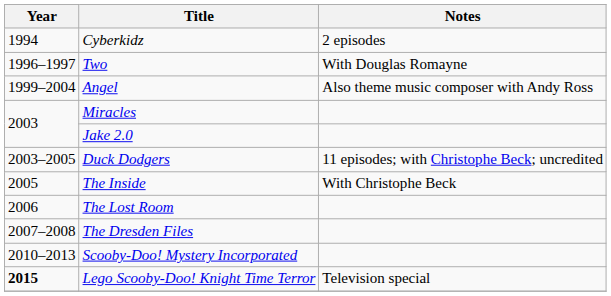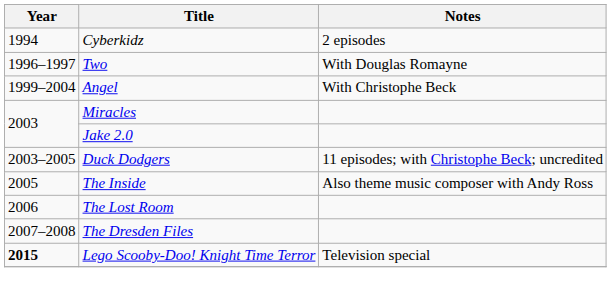(458, 87) Also theme music composer with Andy Ross -> (389, 87) With Christophe Beck
(389, 183) With Christophe Beck -> (458, 183) Also theme music composer with Andy Ross
- row: (190, 254)
